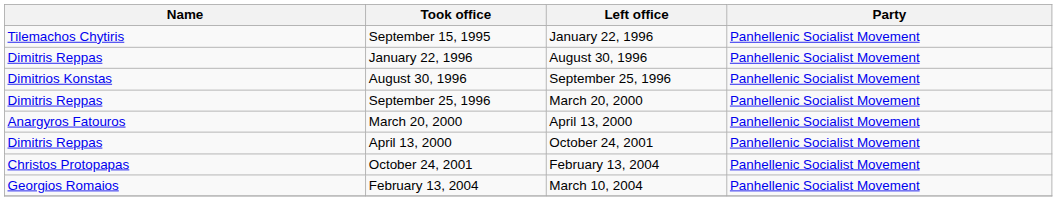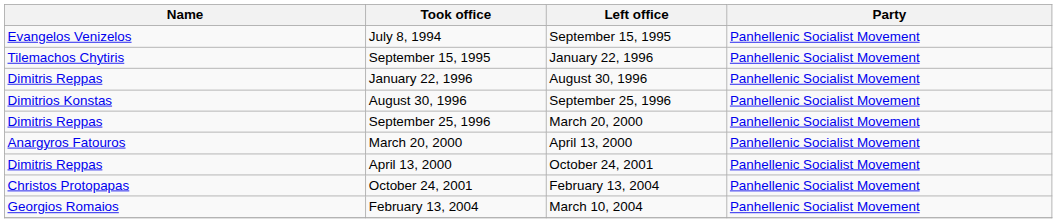+ row: (405, 36)
